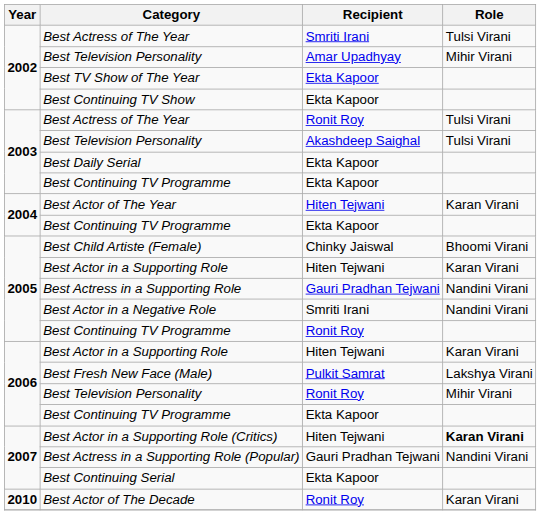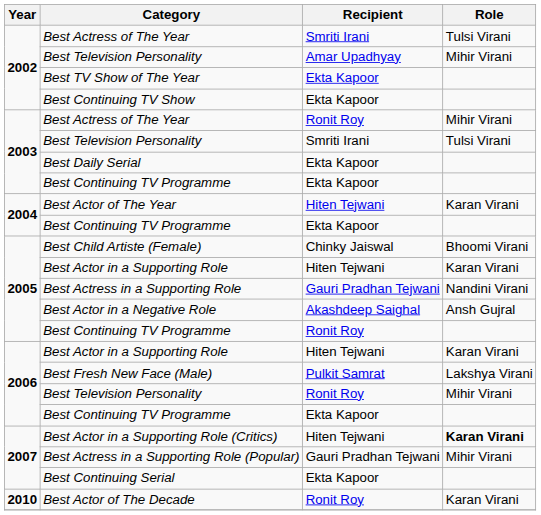(478, 120) Tulsi Virani -> (479, 120) Mihir Virani
(363, 141) Akashdeep Saighal -> (337, 141) Smriti Irani
(337, 309) Smriti Irani -> (363, 309) Akashdeep Saighal
(487, 309) Nandini Virani -> (481, 309) Ansh Gujral
(487, 457) Nandini Virani -> (479, 457) Mihir Virani
